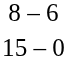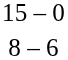rows swapped: (33, 47) <-> (33, 12)
